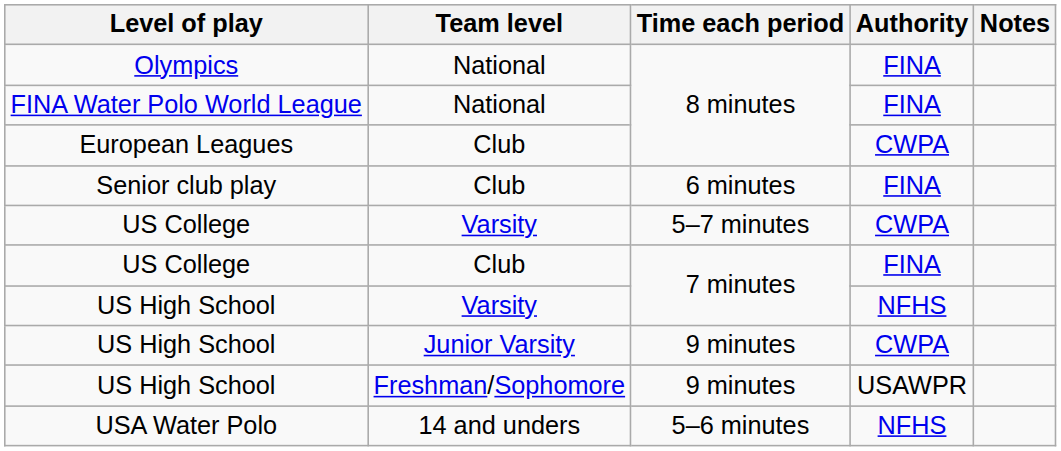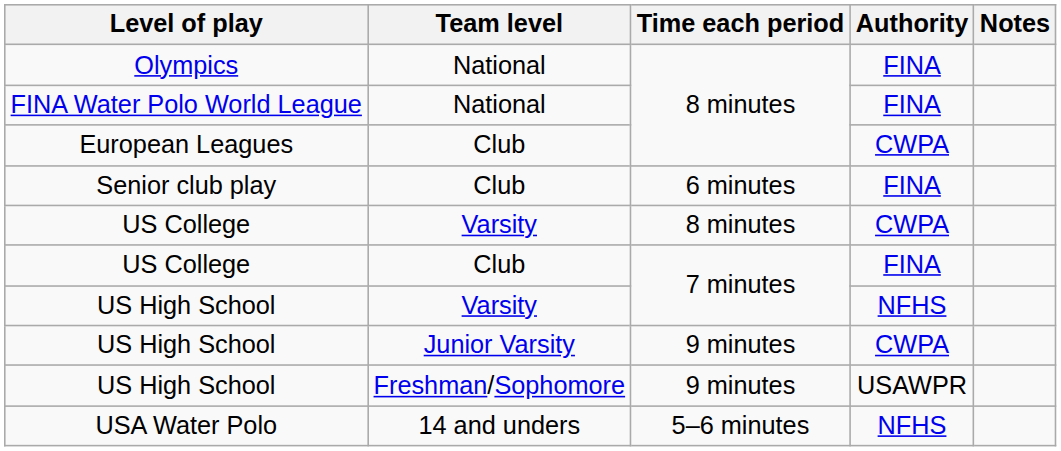(740, 225) 5–7 minutes -> (740, 225) 8 minutes
